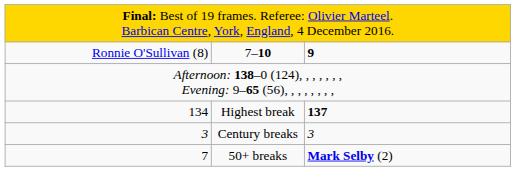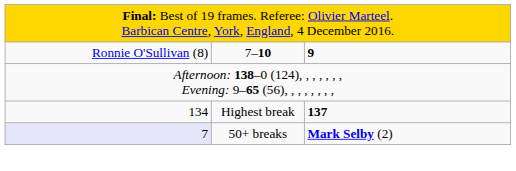- row: (258, 134)
(205, 155) no background -> (205, 134) lavender background
